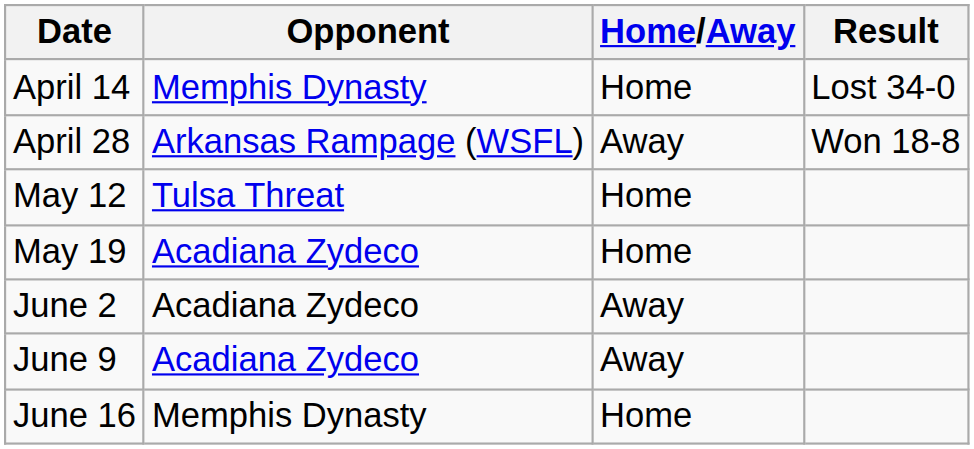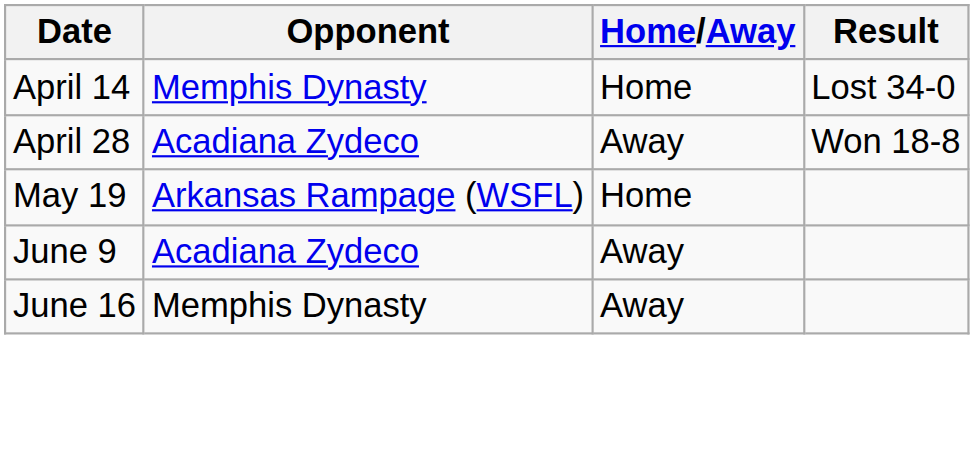(368, 141) Arkansas Rampage (WSFL) -> (285, 141) Acadiana Zydeco
- row: (70, 196)
(285, 251) Acadiana Zydeco -> (368, 196) Arkansas Rampage (WSFL)
- row: (65, 305)
(646, 415) Home -> (642, 305) Away
